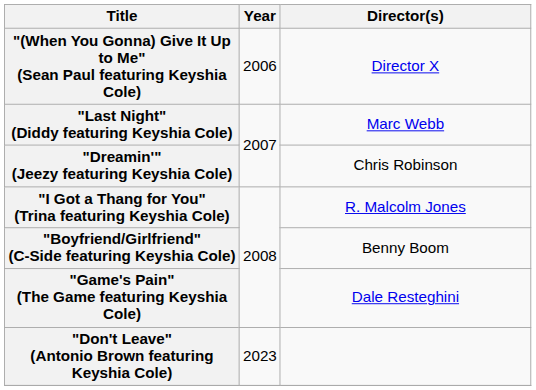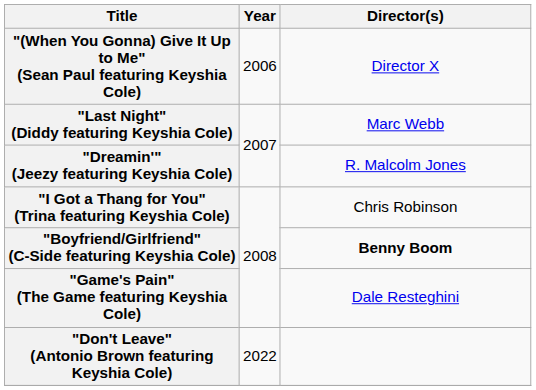(405, 165) Chris Robinson -> (405, 165) R. Malcolm Jones
(405, 207) R. Malcolm Jones -> (405, 207) Chris Robinson
(405, 248) normal -> (405, 248) bold
(260, 356) 2023 -> (260, 356) 2022
